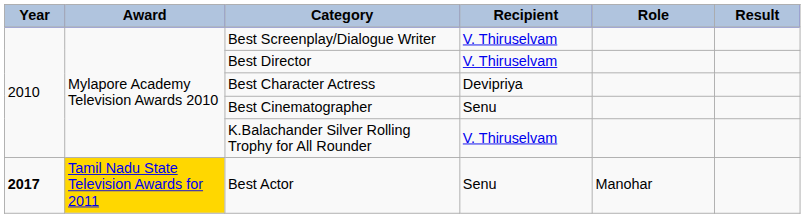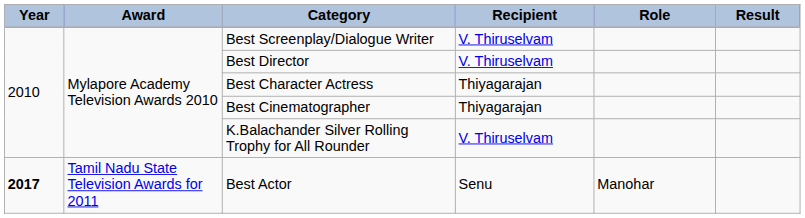(493, 84) Devipriya -> (500, 84) Thiyagarajan
(480, 107) Senu -> (500, 107) Thiyagarajan
(136, 185) gold background -> (135, 185) no background
